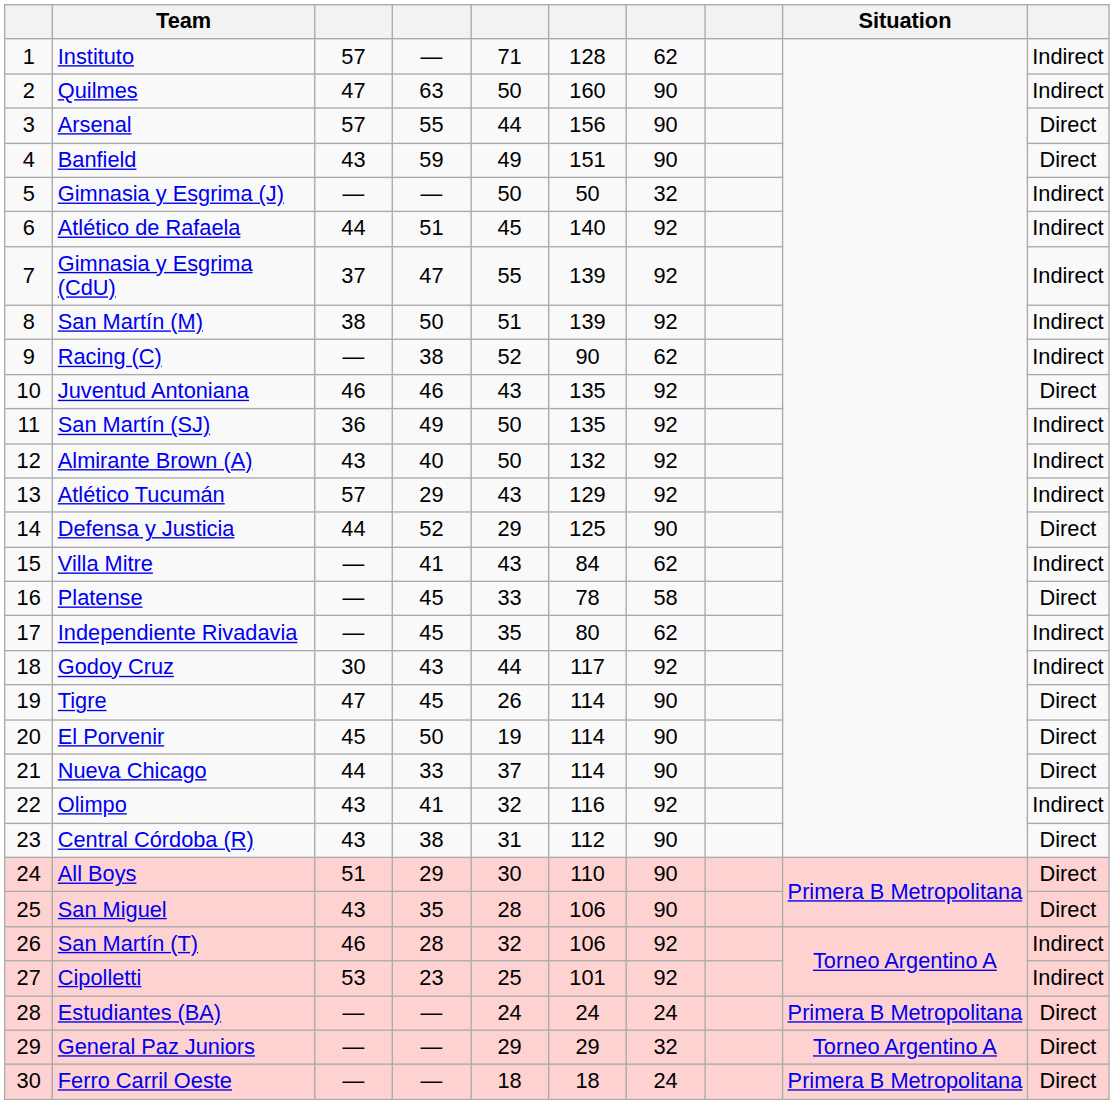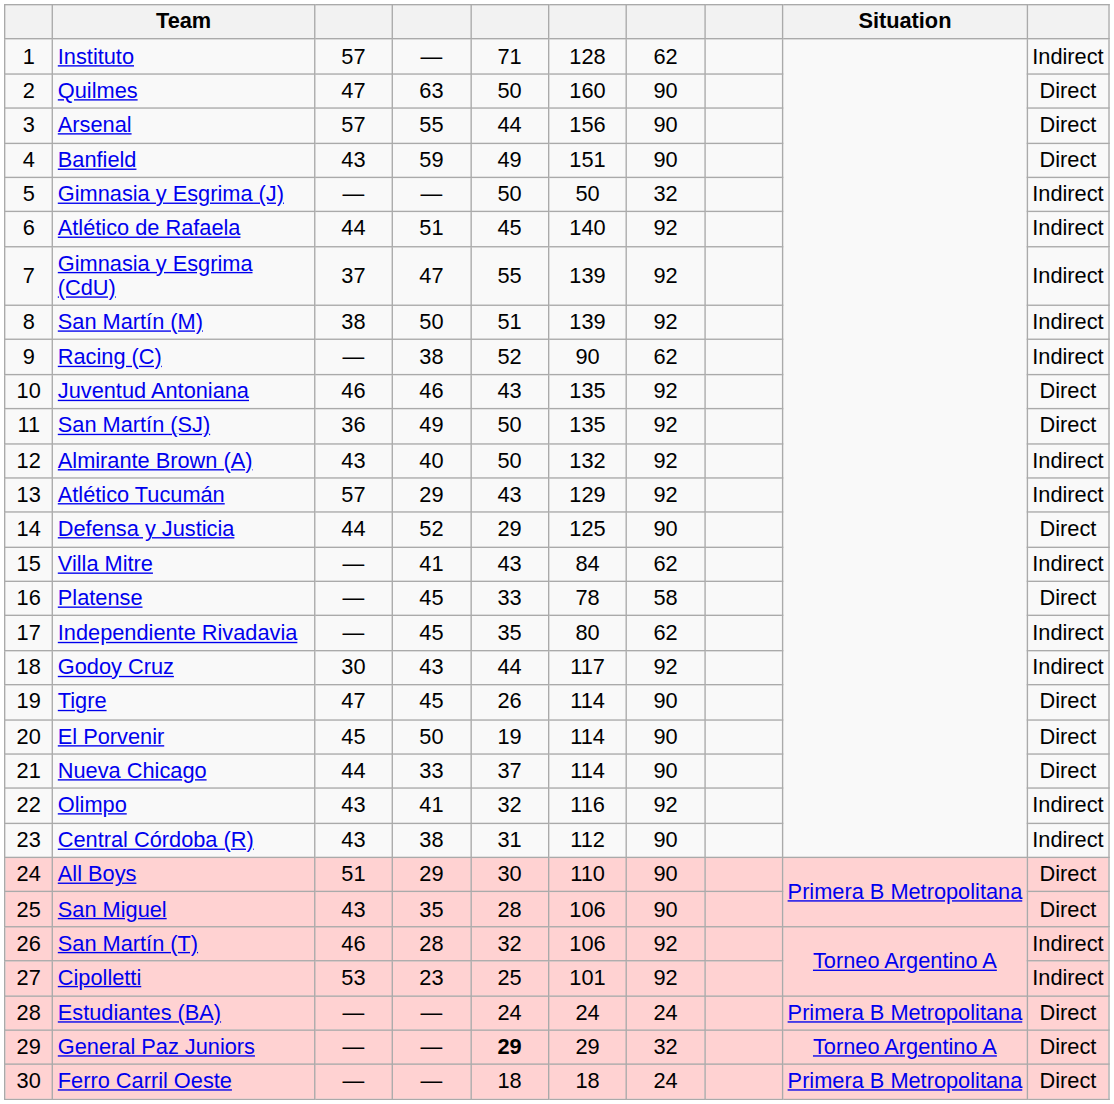(1068, 90) Indirect -> (1068, 90) Direct
(1068, 425) Indirect -> (1068, 425) Direct
(1068, 839) Direct -> (1068, 839) Indirect
(509, 1047) normal -> (509, 1047) bold
